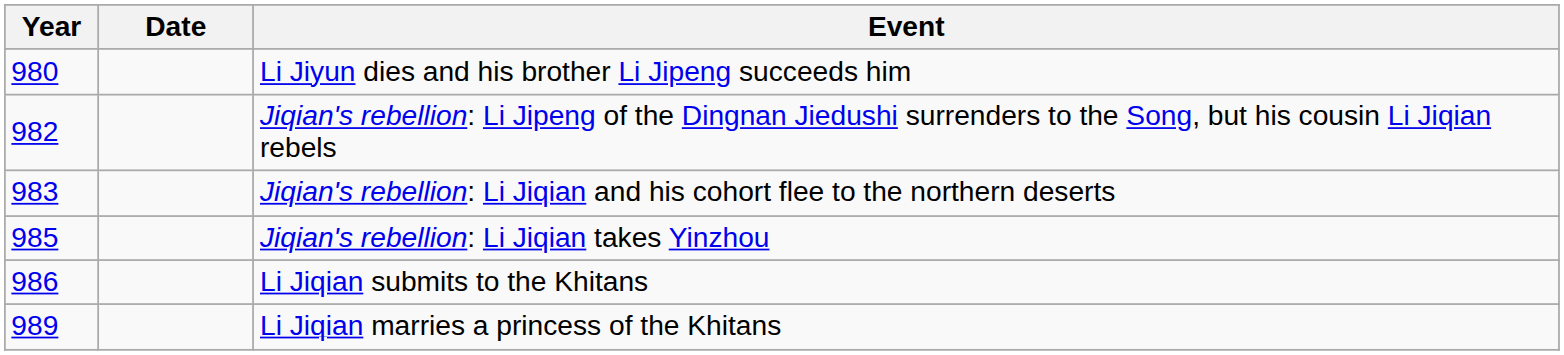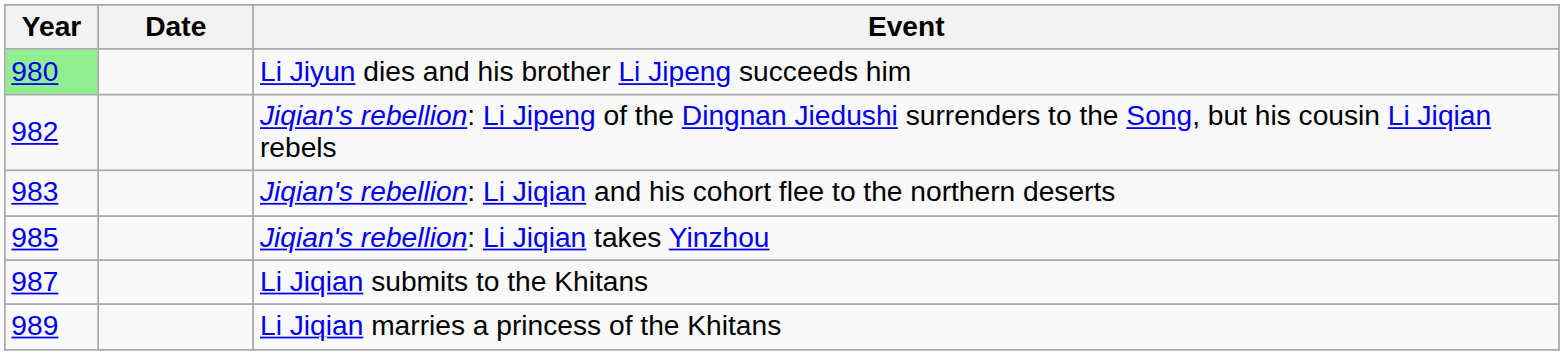(35, 71) no background -> (35, 71) lightgreen background
(35, 281) 986 -> (35, 281) 987
